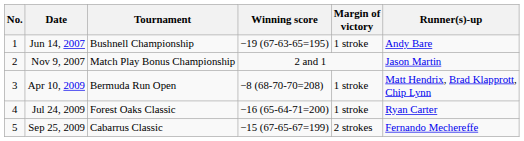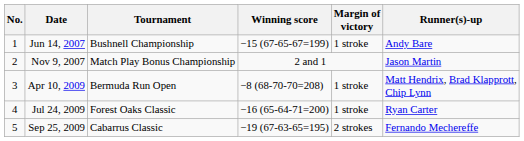(285, 44) −19 (67-63-65=195) -> (285, 44) −15 (67-65-67=199)
(285, 128) −15 (67-65-67=199) -> (285, 128) −19 (67-63-65=195)
